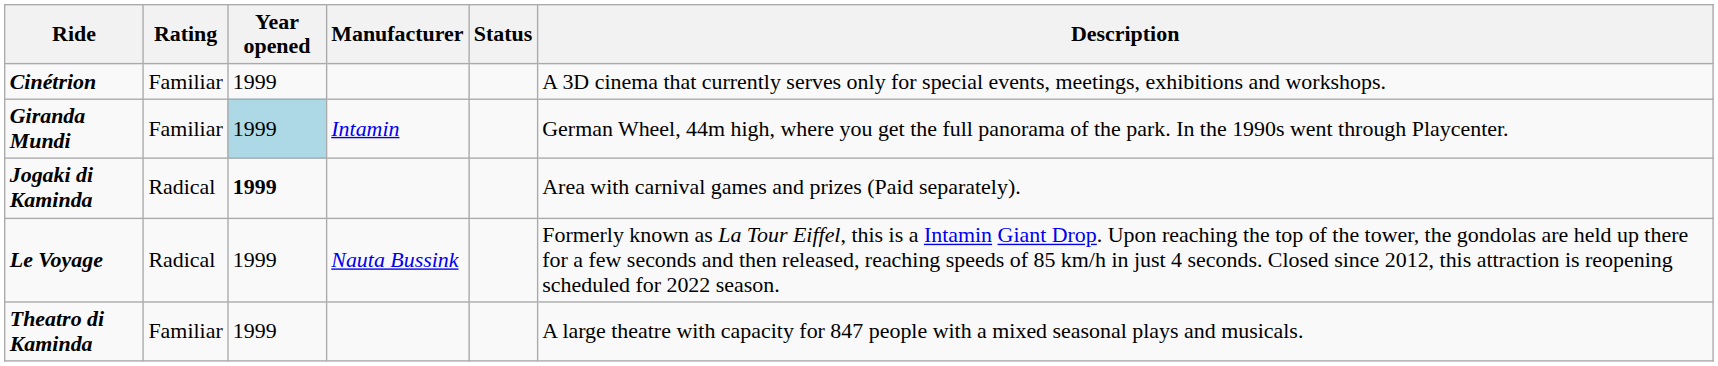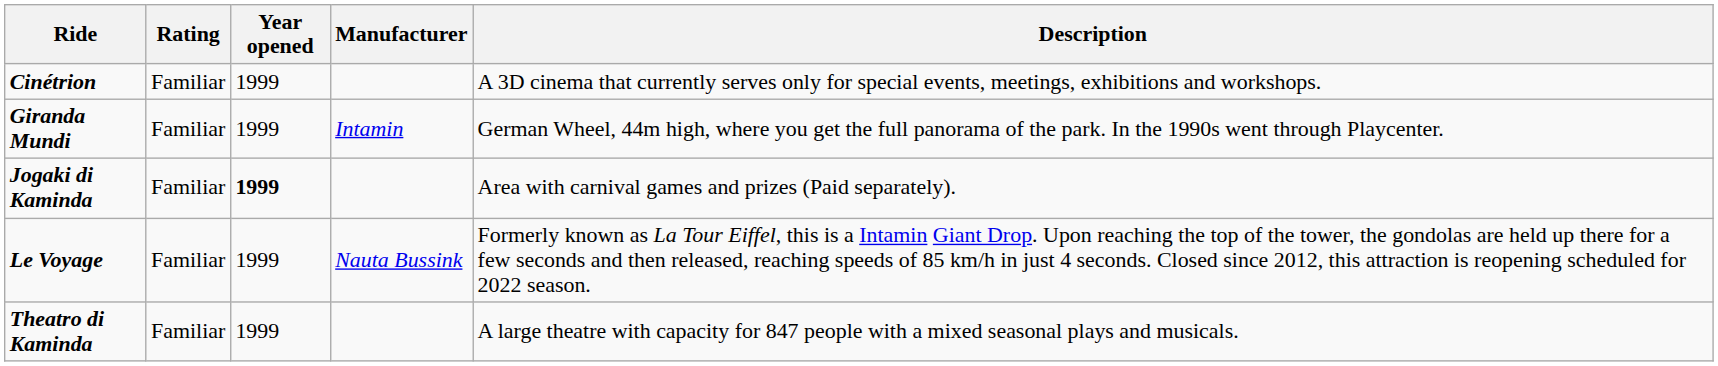- column: (503, 34)
(255, 128) lightblue background -> (257, 128) no background
(182, 187) Radical -> (188, 187) Familiar
(182, 259) Radical -> (188, 259) Familiar
